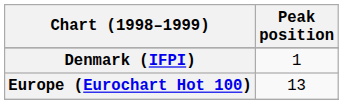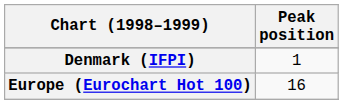(297, 86) 13 -> (297, 86) 16
